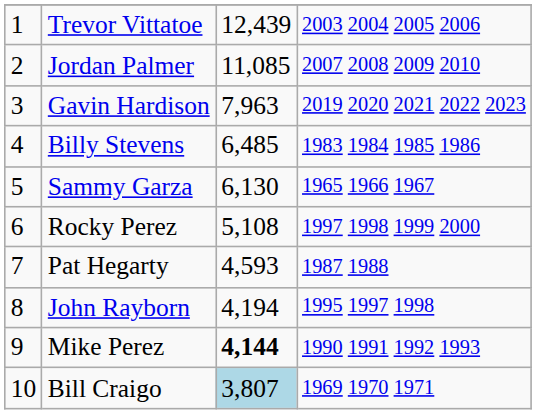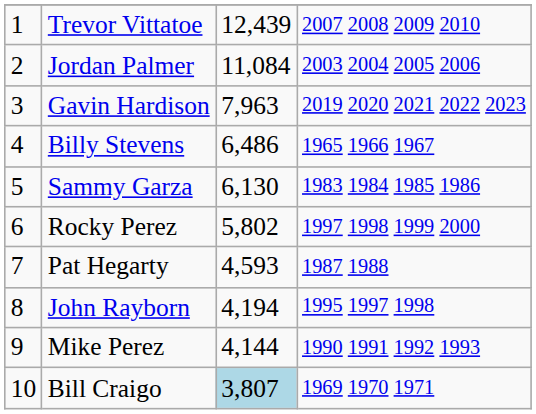(391, 24) 2003 2004 2005 2006 -> (391, 24) 2007 2008 2009 2010
(256, 65) 11,085 -> (256, 65) 11,084
(391, 65) 2007 2008 2009 2010 -> (391, 65) 2003 2004 2005 2006
(250, 145) 6,485 -> (250, 145) 6,486
(391, 145) 1983 1984 1985 1986 -> (368, 145) 1965 1966 1967
(368, 186) 1965 1966 1967 -> (391, 186) 1983 1984 1985 1986
(250, 226) 5,108 -> (250, 226) 5,802
(250, 347) bold -> (250, 347) normal
